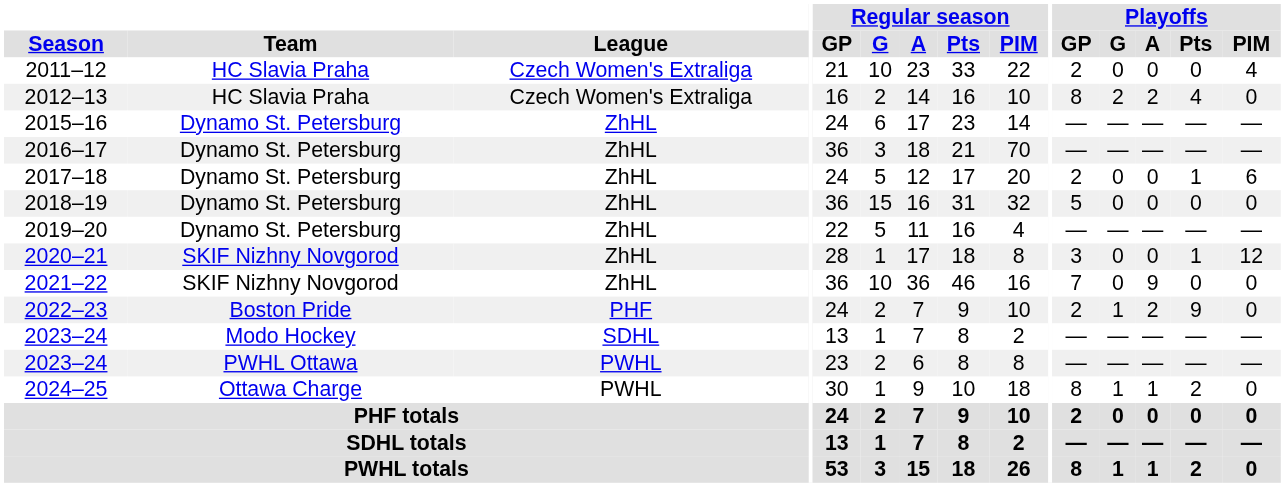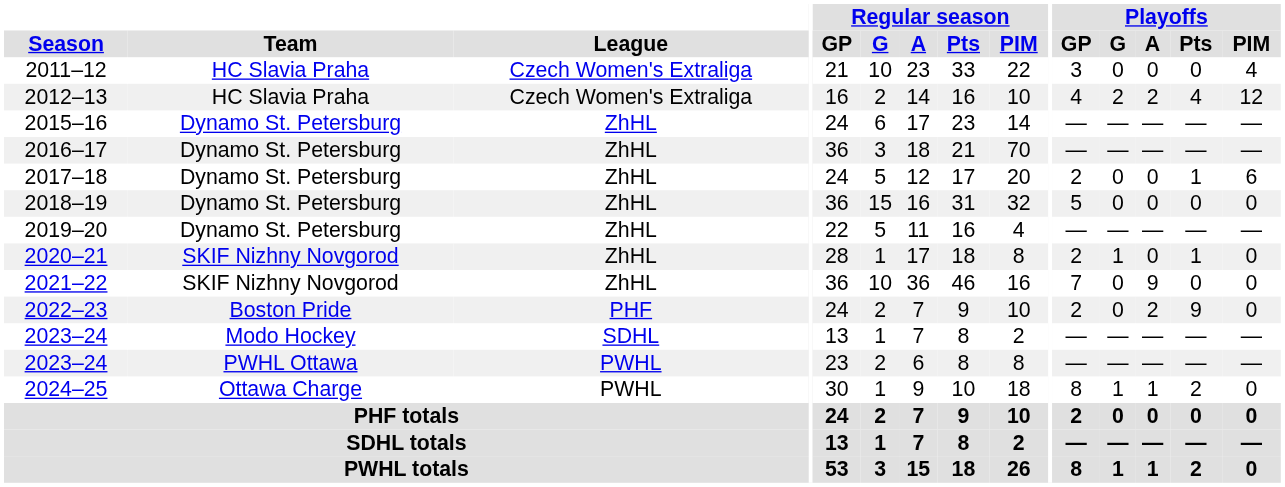(1076, 70) 2 -> (1076, 70) 3
(1076, 96) 8 -> (1076, 96) 4
(1251, 96) 0 -> (1251, 96) 12
(1076, 256) 3 -> (1076, 256) 2
(1118, 256) 0 -> (1118, 256) 1
(1251, 256) 12 -> (1251, 256) 0
(1118, 309) 1 -> (1118, 309) 0
